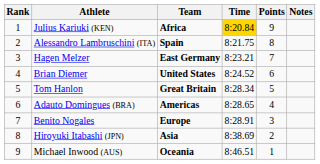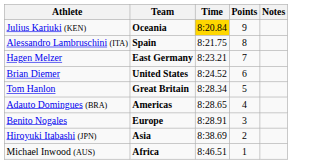- column: (18, 12)
(173, 27) Africa -> (149, 27) Oceania
(177, 151) Oceania -> (146, 151) Africa
